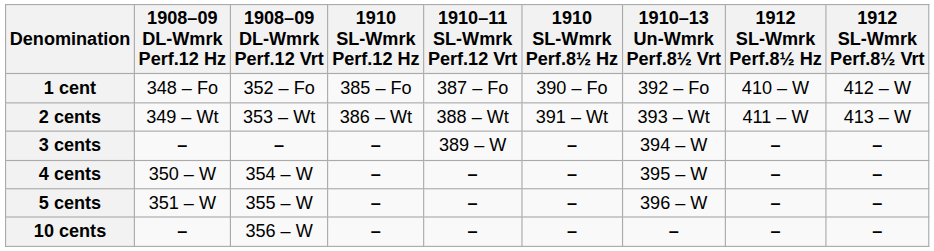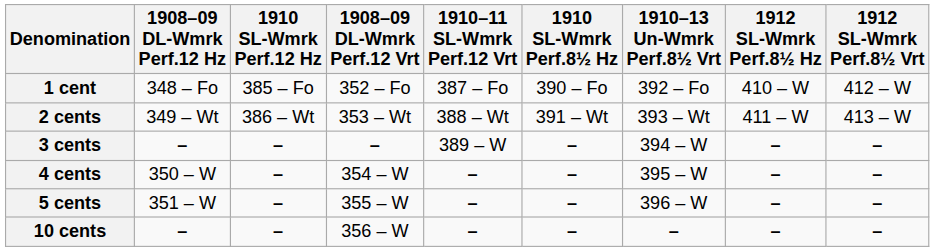columns swapped: (279, 39) <-> (376, 39)
